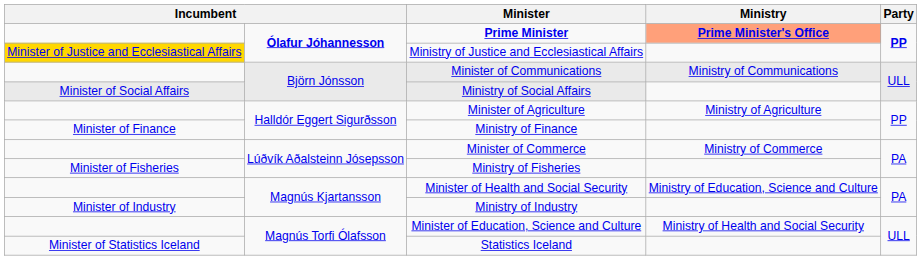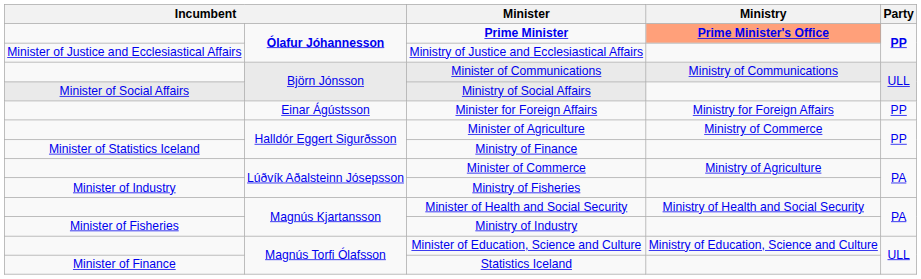(124, 52) gold background -> (124, 52) no background
+ row: (526, 110)
(763, 110) Ministry of Agriculture -> (763, 129) Ministry of Commerce
(124, 129) Minister of Finance -> (124, 149) Minister of Statistics Iceland
(763, 149) Ministry of Commerce -> (763, 168) Ministry of Agriculture
(124, 168) Minister of Fisheries -> (124, 187) Minister of Industry
(763, 187) Ministry of Education, Science and Culture -> (763, 206) Ministry of Health and Social Security
(124, 206) Minister of Industry -> (124, 226) Minister of Fisheries
(763, 226) Ministry of Health and Social Security -> (763, 245) Ministry of Education, Science and Culture
(124, 245) Minister of Statistics Iceland -> (124, 264) Minister of Finance
